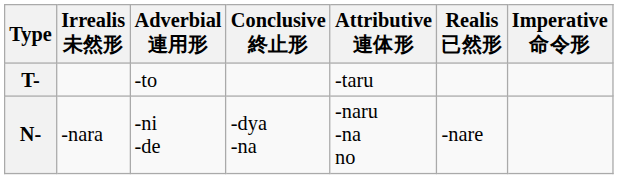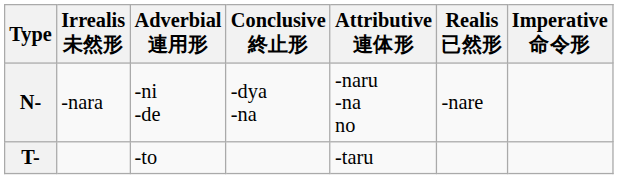rows swapped: (31, 134) <-> (31, 79)
